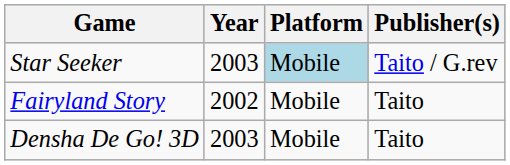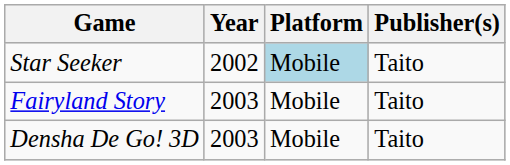(234, 62) 2003 -> (234, 62) 2002
(436, 62) Taito / G.rev -> (399, 62) Taito
(234, 100) 2002 -> (234, 100) 2003
